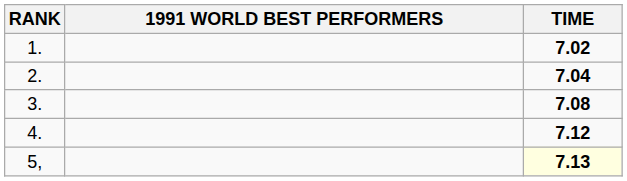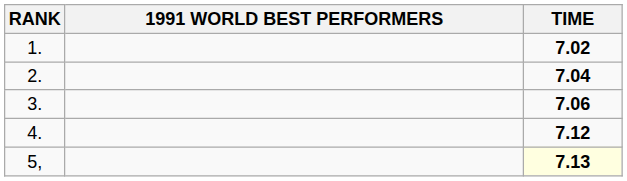(573, 105) 7.08 -> (573, 105) 7.06
